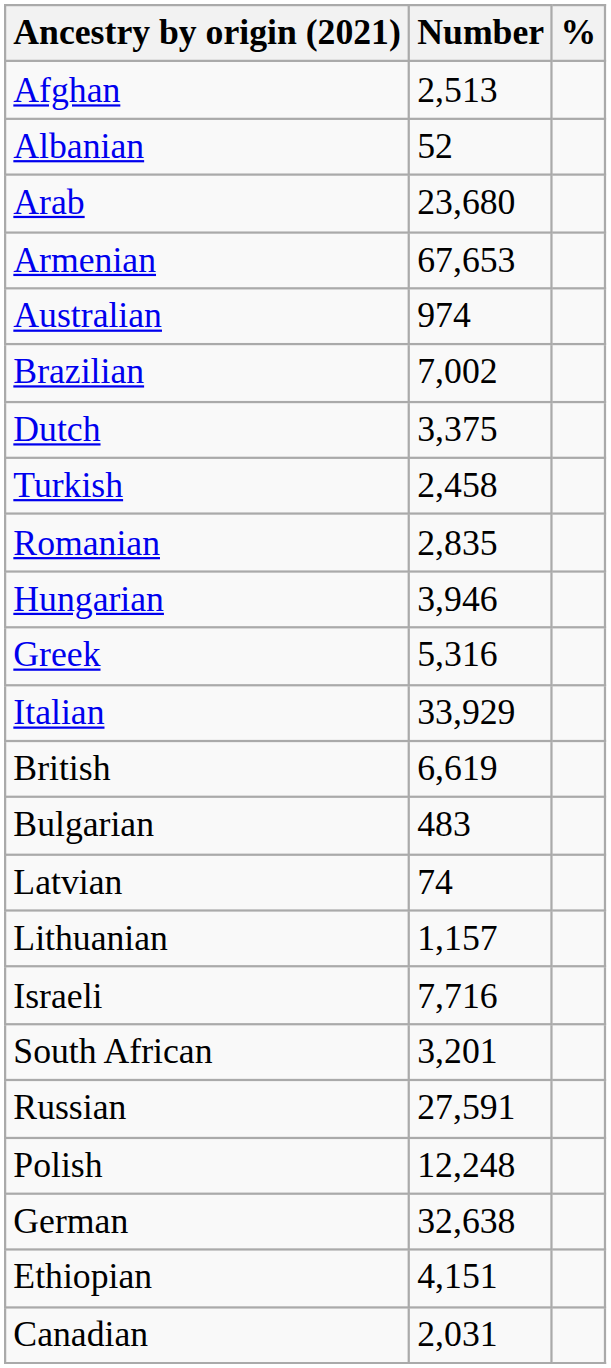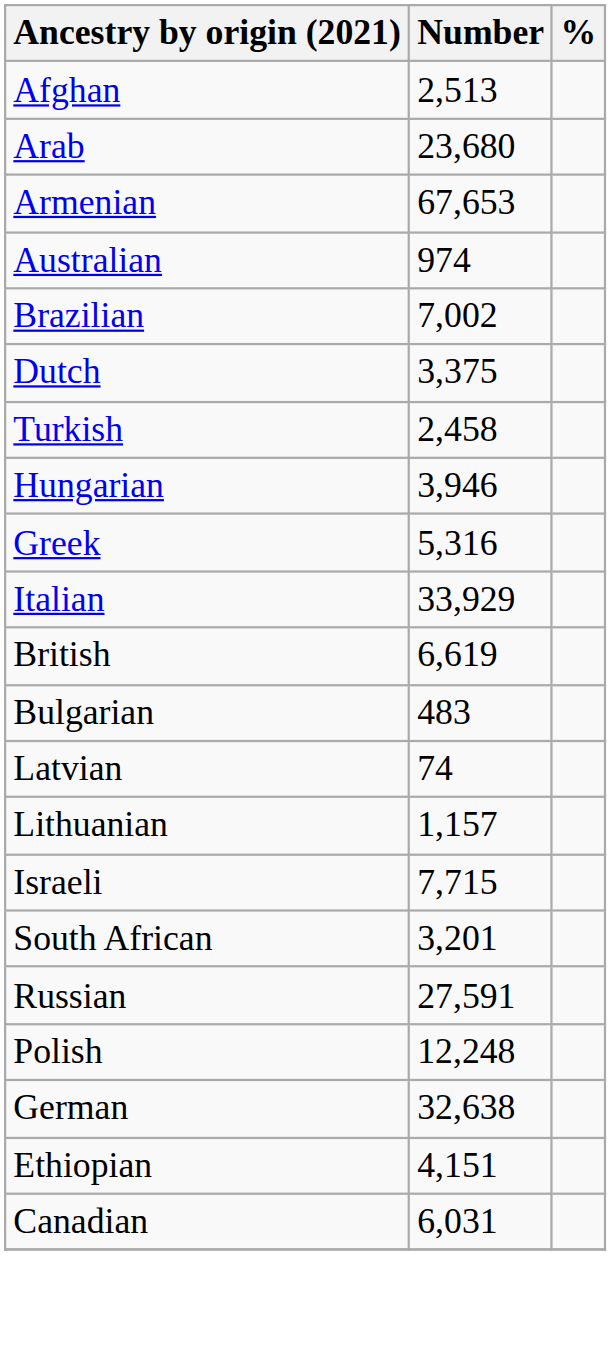- row: (79, 145)
- row: (87, 542)
(457, 994) 7,716 -> (457, 881) 7,715
(457, 1334) 2,031 -> (457, 1221) 6,031
